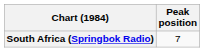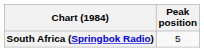(178, 39) 7 -> (178, 39) 5
